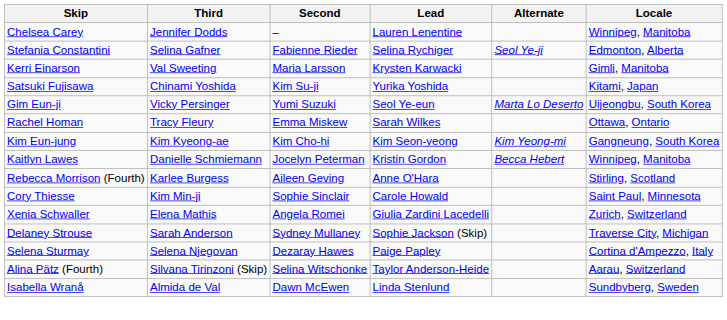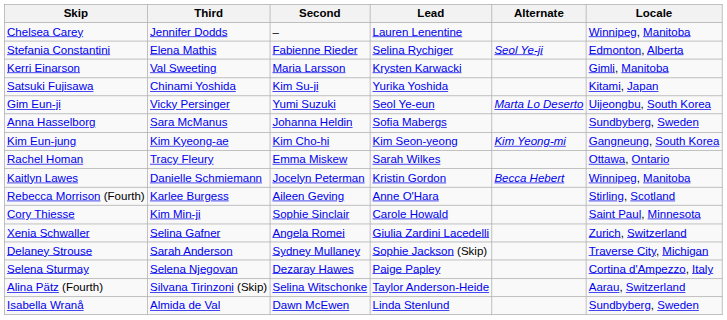(185, 50) Selina Gafner -> (183, 50) Elena Mathis
+ row: (51, 123)
rows swapped: (45, 123) <-> (42, 141)
(183, 214) Elena Mathis -> (185, 232) Selina Gafner
